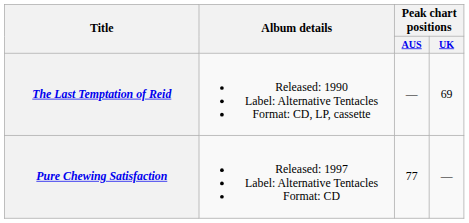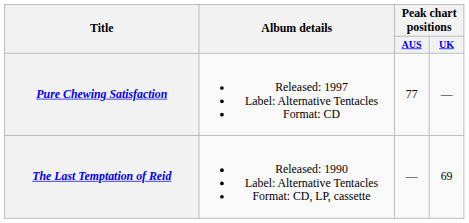rows swapped: (102, 94) <-> (102, 176)
